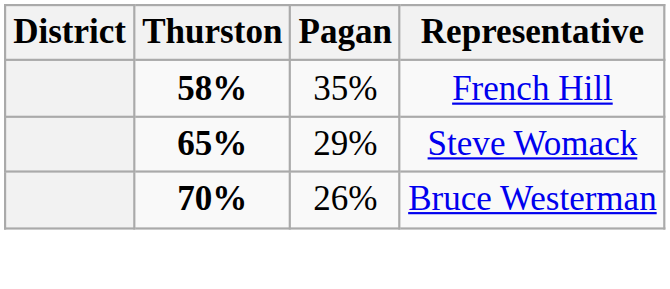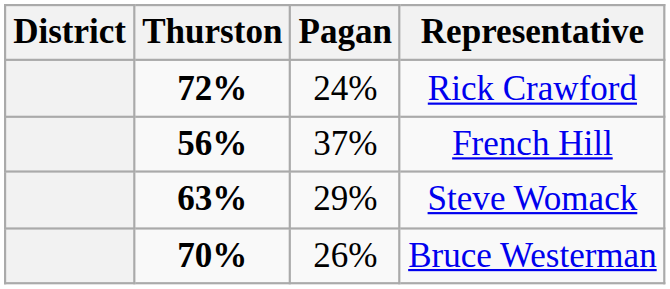+ row: (532, 87)
(212, 87) 58% -> (212, 143) 56%
(345, 87) 35% -> (345, 143) 37%
(212, 143) 65% -> (212, 198) 63%
